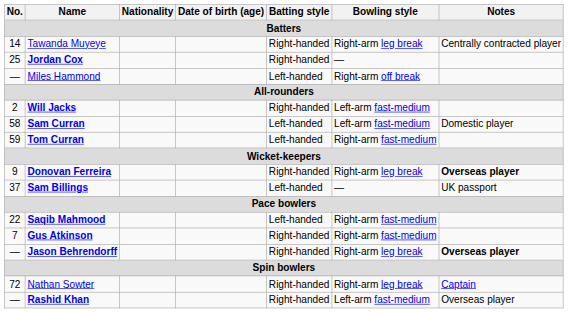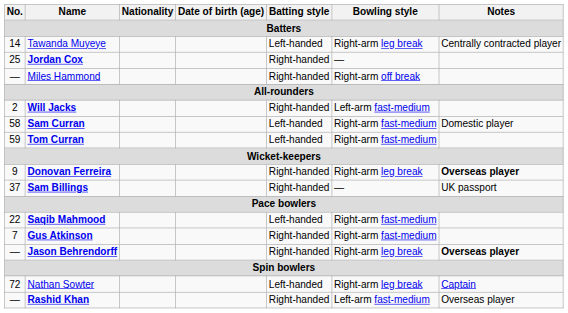(299, 44) Right-handed -> (296, 44) Left-handed
(296, 76) Left-handed -> (299, 76) Right-handed
(382, 124) Left-arm fast-medium -> (385, 124) Right-arm fast-medium
(296, 188) Left-handed -> (299, 188) Right-handed
(299, 284) Right-handed -> (296, 284) Left-handed
